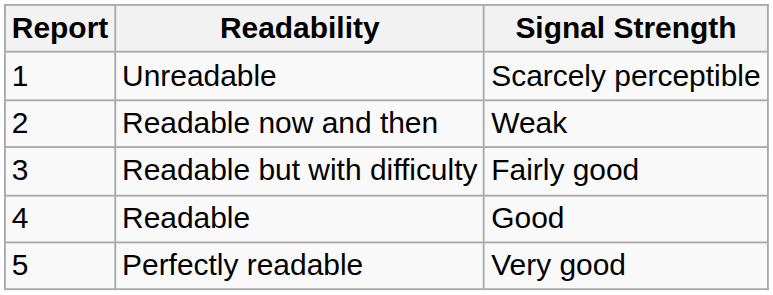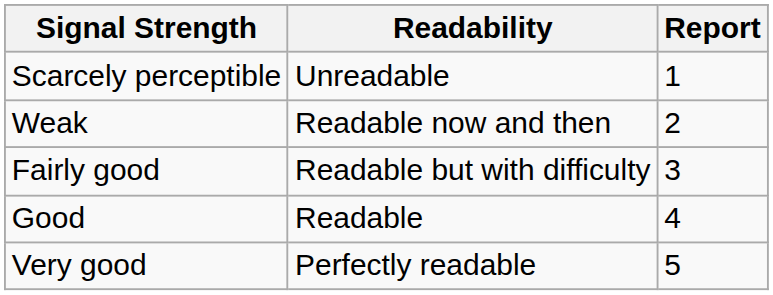columns swapped: (60, 28) <-> (626, 28)
